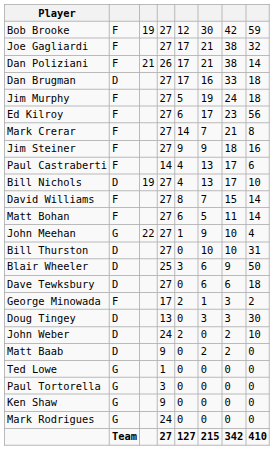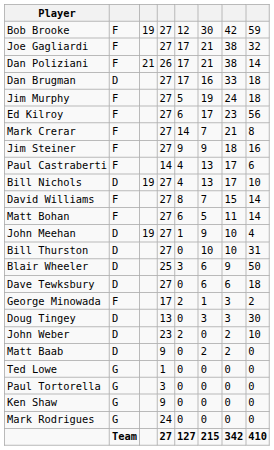(115, 233) G -> (115, 233) D
(148, 233) 22 -> (148, 233) 19
(166, 335) 24 -> (166, 335) 23
